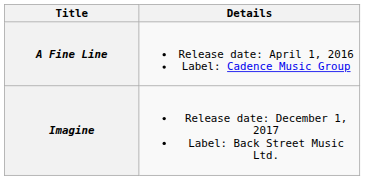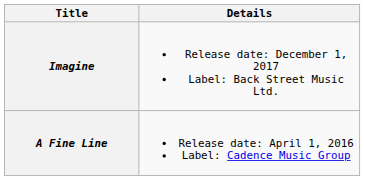rows swapped: (72, 54) <-> (72, 131)
